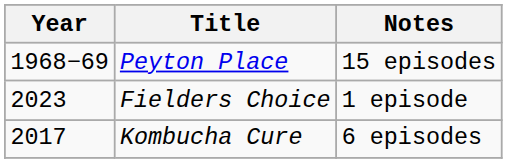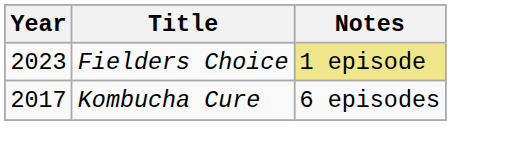- row: (204, 62)
(405, 100) no background -> (363, 62) khaki background
